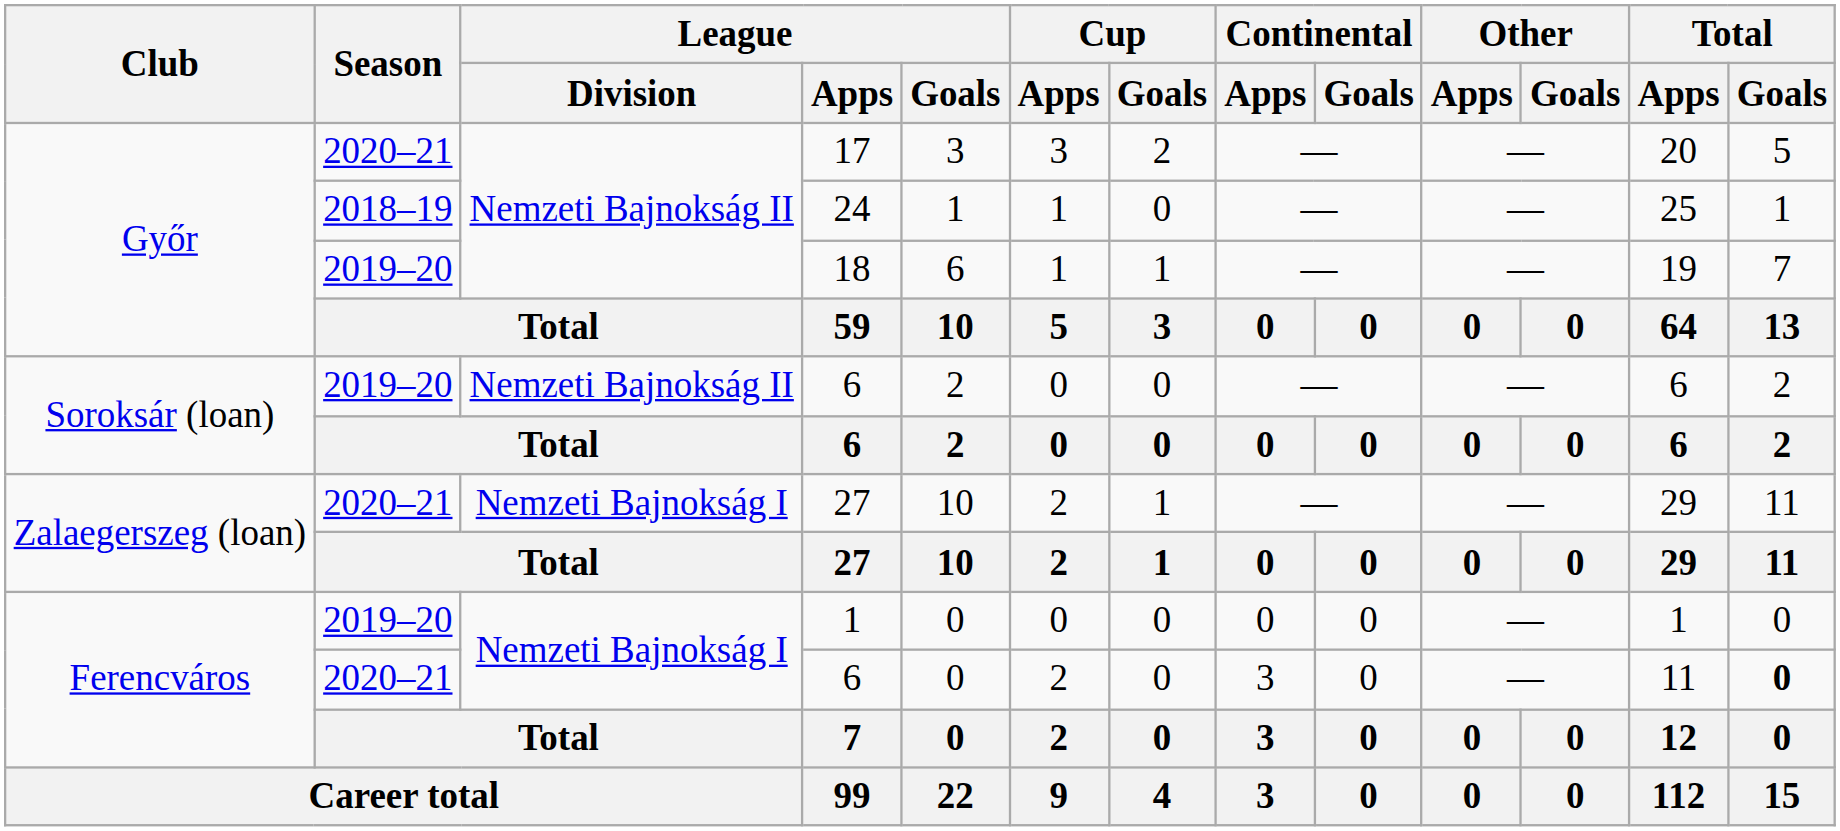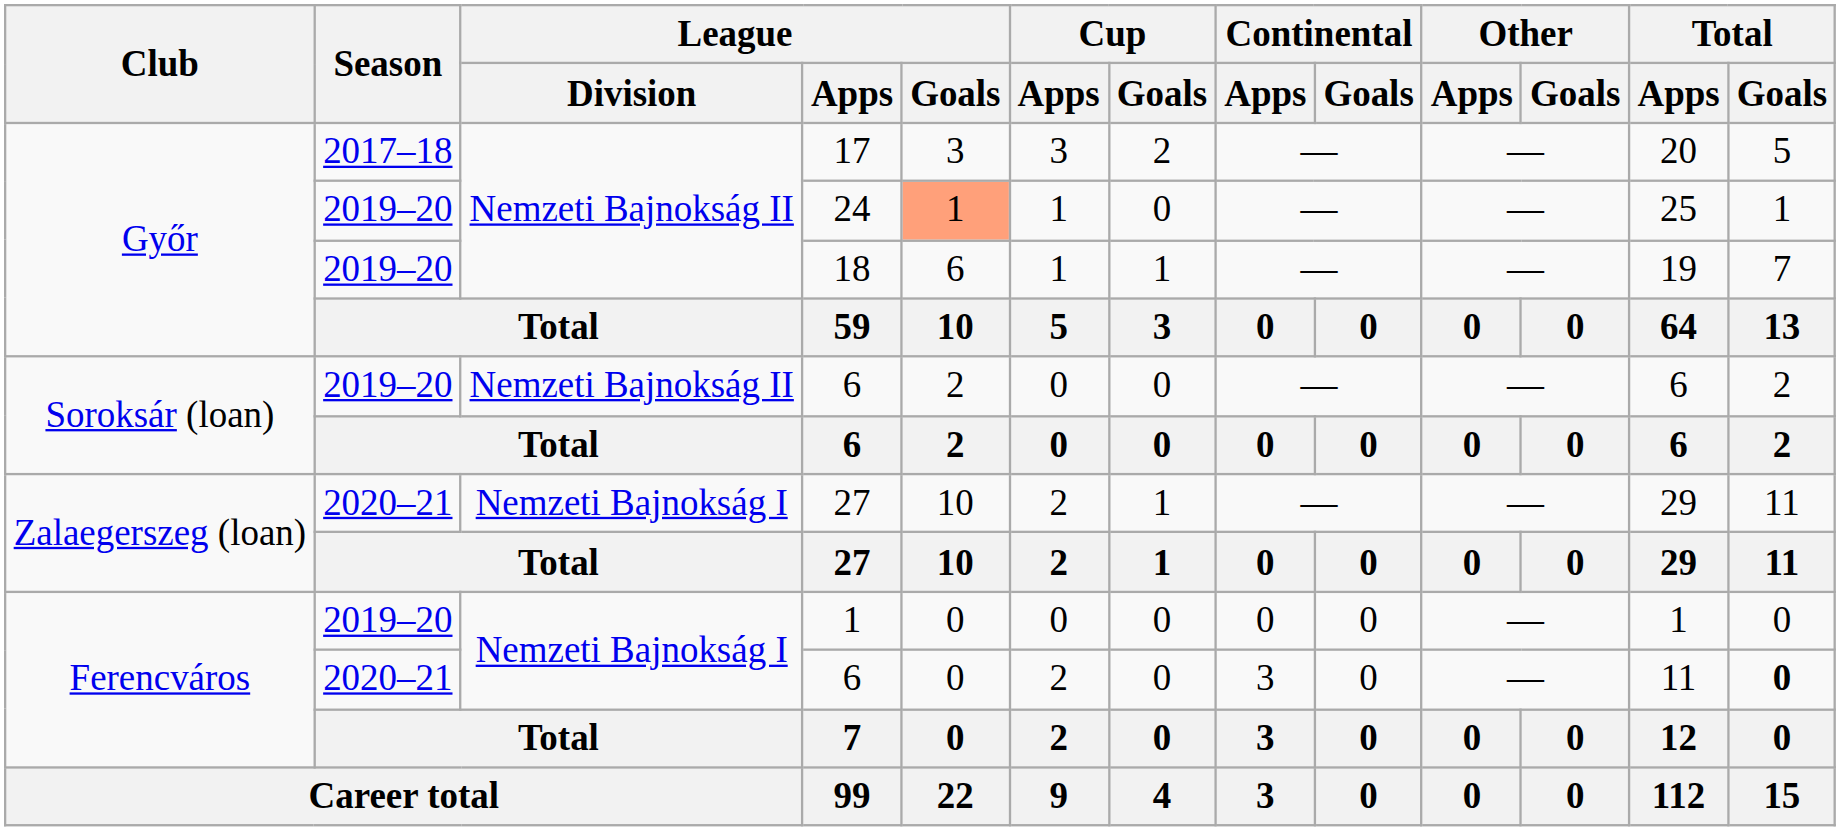(388, 151) 2020–21 -> (388, 151) 2017–18
(388, 209) 2018–19 -> (388, 209) 2019–20
(955, 209) no background -> (955, 209) lightsalmon background
